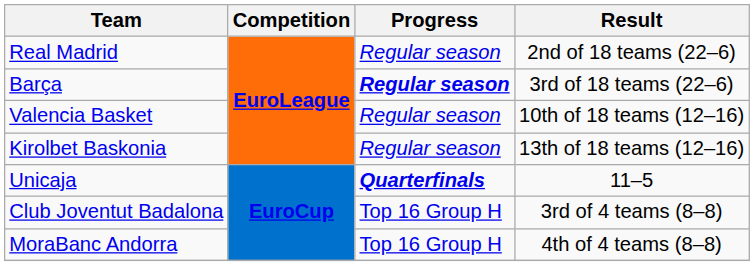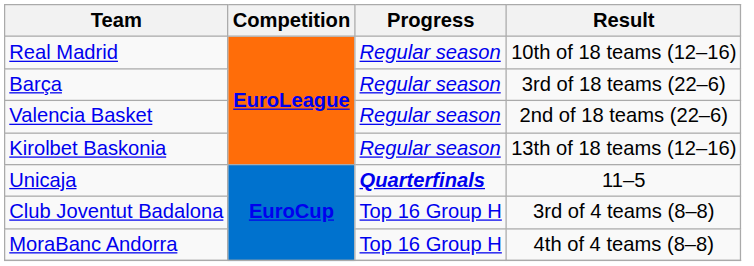(632, 52) 2nd of 18 teams (22–6) -> (624, 52) 10th of 18 teams (12–16)
(435, 84) bold -> (430, 84) normal
(632, 116) 10th of 18 teams (12–16) -> (624, 116) 2nd of 18 teams (22–6)
